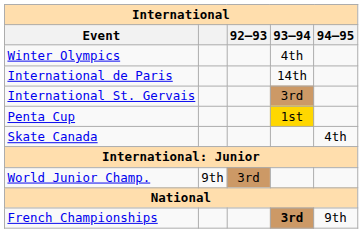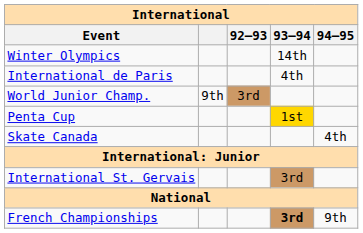(292, 55) 4th -> (292, 55) 14th
(292, 76) 14th -> (292, 76) 4th
rows swapped: (101, 96) <-> (79, 177)
